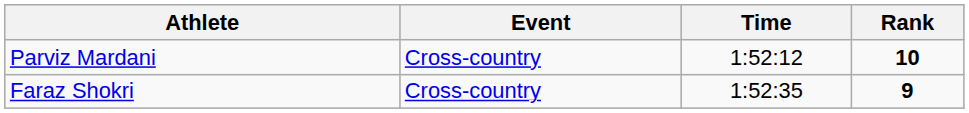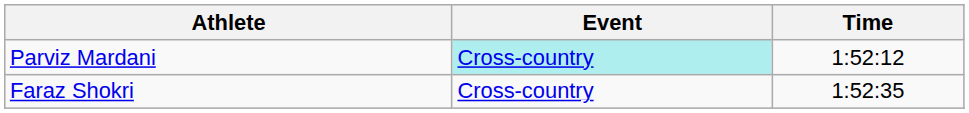- column: (907, 22)
(473, 57) no background -> (526, 57) paleturquoise background
